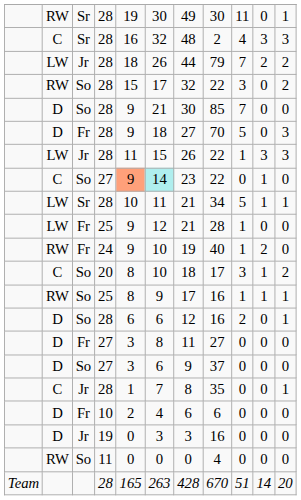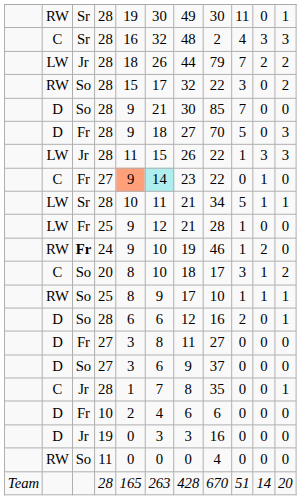(83, 179) So -> (83, 179) Fr
(83, 249) normal -> (83, 249) bold
(217, 249) 40 -> (217, 249) 46
(217, 296) 16 -> (217, 296) 10
